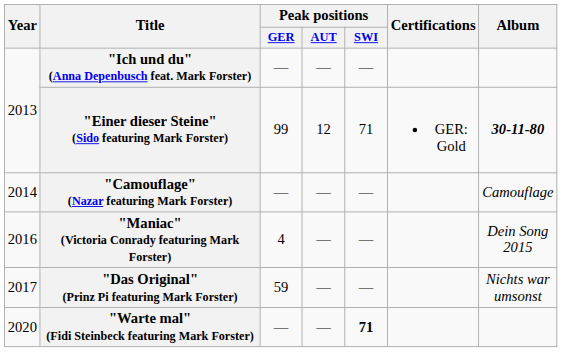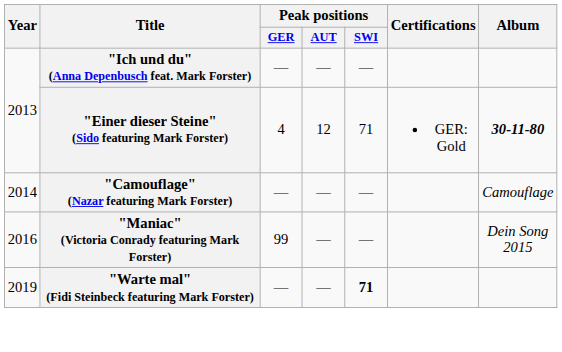(281, 129) 99 -> (281, 129) 4
(281, 239) 4 -> (281, 239) 99
- row: (150, 287)
(22, 326) 2020 -> (22, 287) 2019
